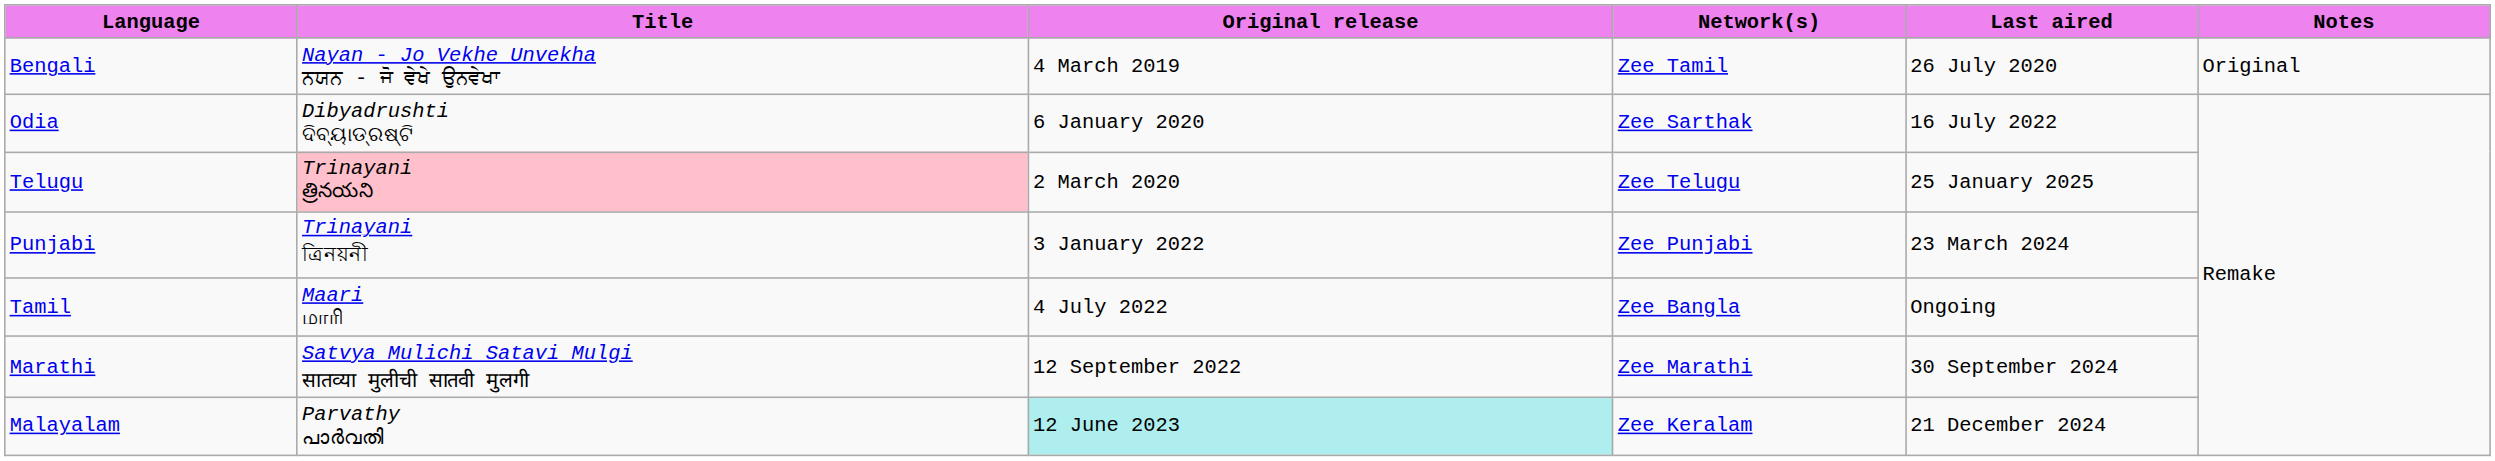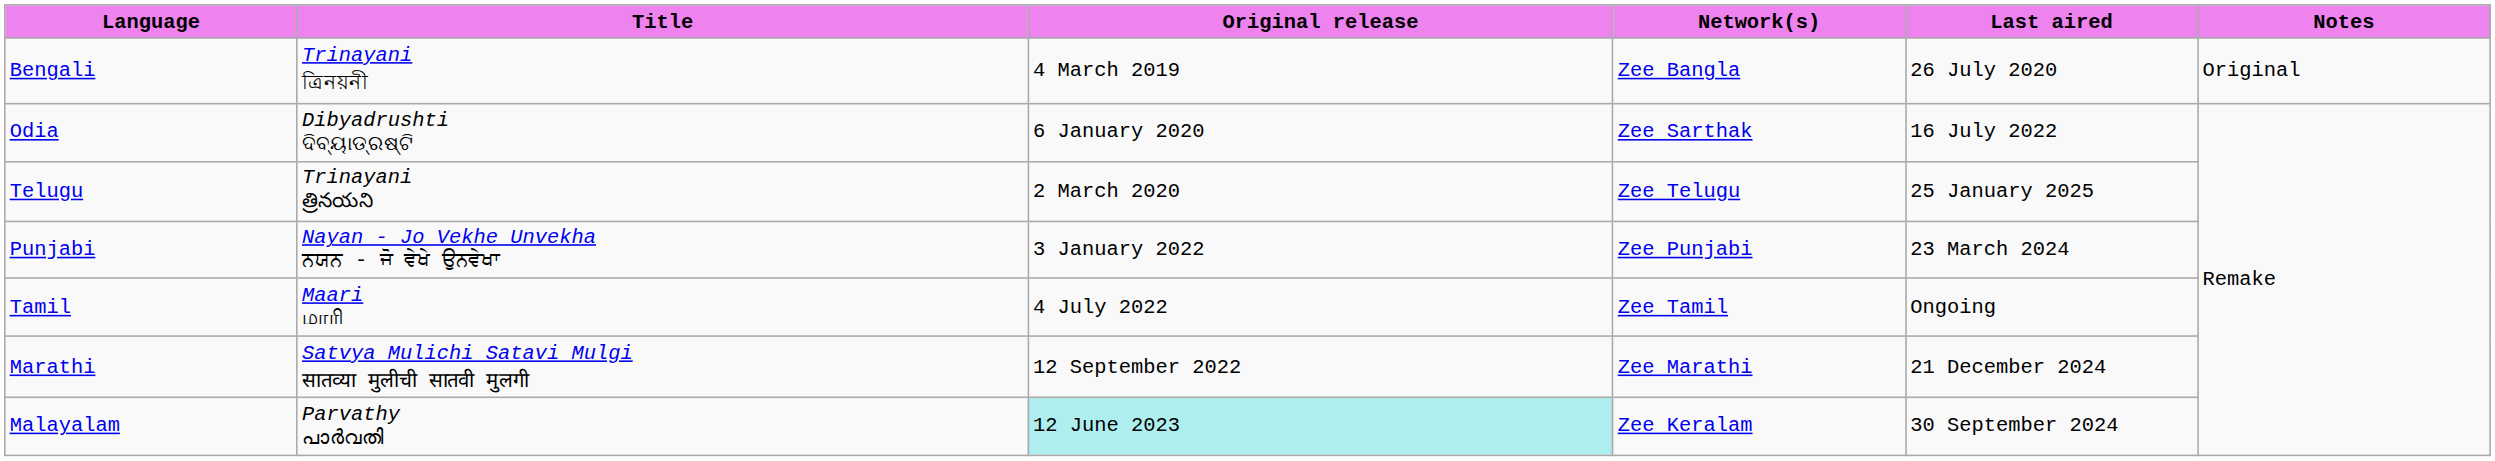(449, 66) Nayan - Jo Vekhe Unvekha ਨਯਨ - ਜੋ ਵੇਖੇ ਉਨਵੇਖਾ -> (357, 69) Trinayani ত্রিনয়নী
(1673, 66) Zee Tamil -> (1679, 71) Zee Bangla
(357, 180) pink background -> (357, 190) no background
(357, 242) Trinayani ত্রিনয়নী -> (449, 249) Nayan - Jo Vekhe Unvekha ਨਯਨ - ਜੋ ਵੇਖੇ ਉਨਵੇਖਾ
(1679, 307) Zee Bangla -> (1673, 307) Zee Tamil
(2014, 367) 30 September 2024 -> (2008, 367) 21 December 2024
(2008, 426) 21 December 2024 -> (2014, 426) 30 September 2024
